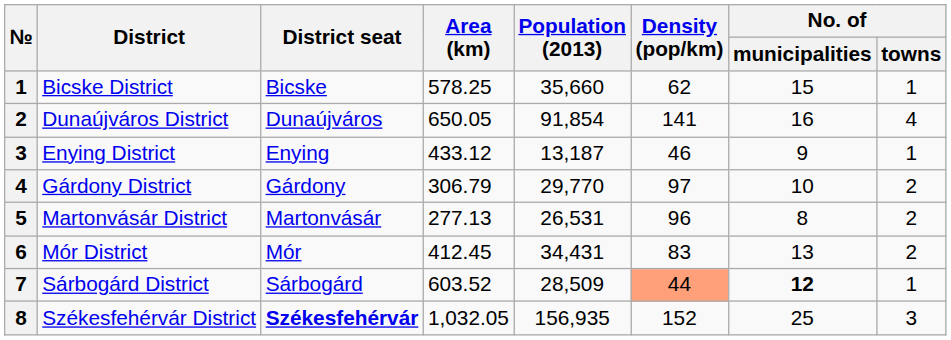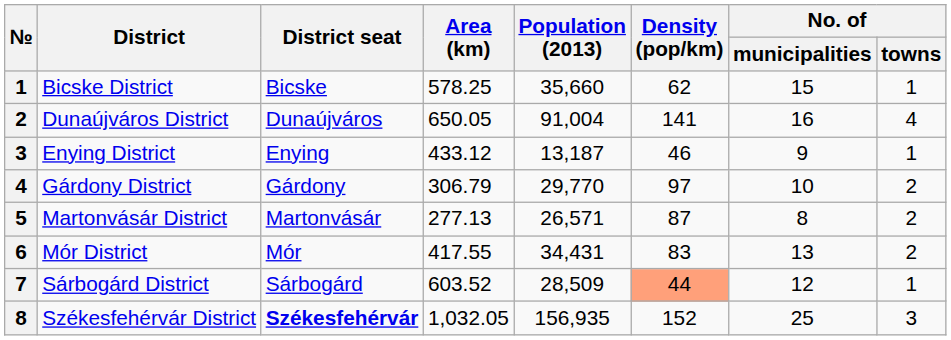(572, 119) 91,854 -> (572, 119) 91,004
(572, 218) 26,531 -> (572, 218) 26,571
(679, 218) 96 -> (679, 218) 87
(460, 251) 412.45 -> (460, 251) 417.55
(802, 284) bold -> (802, 284) normal
